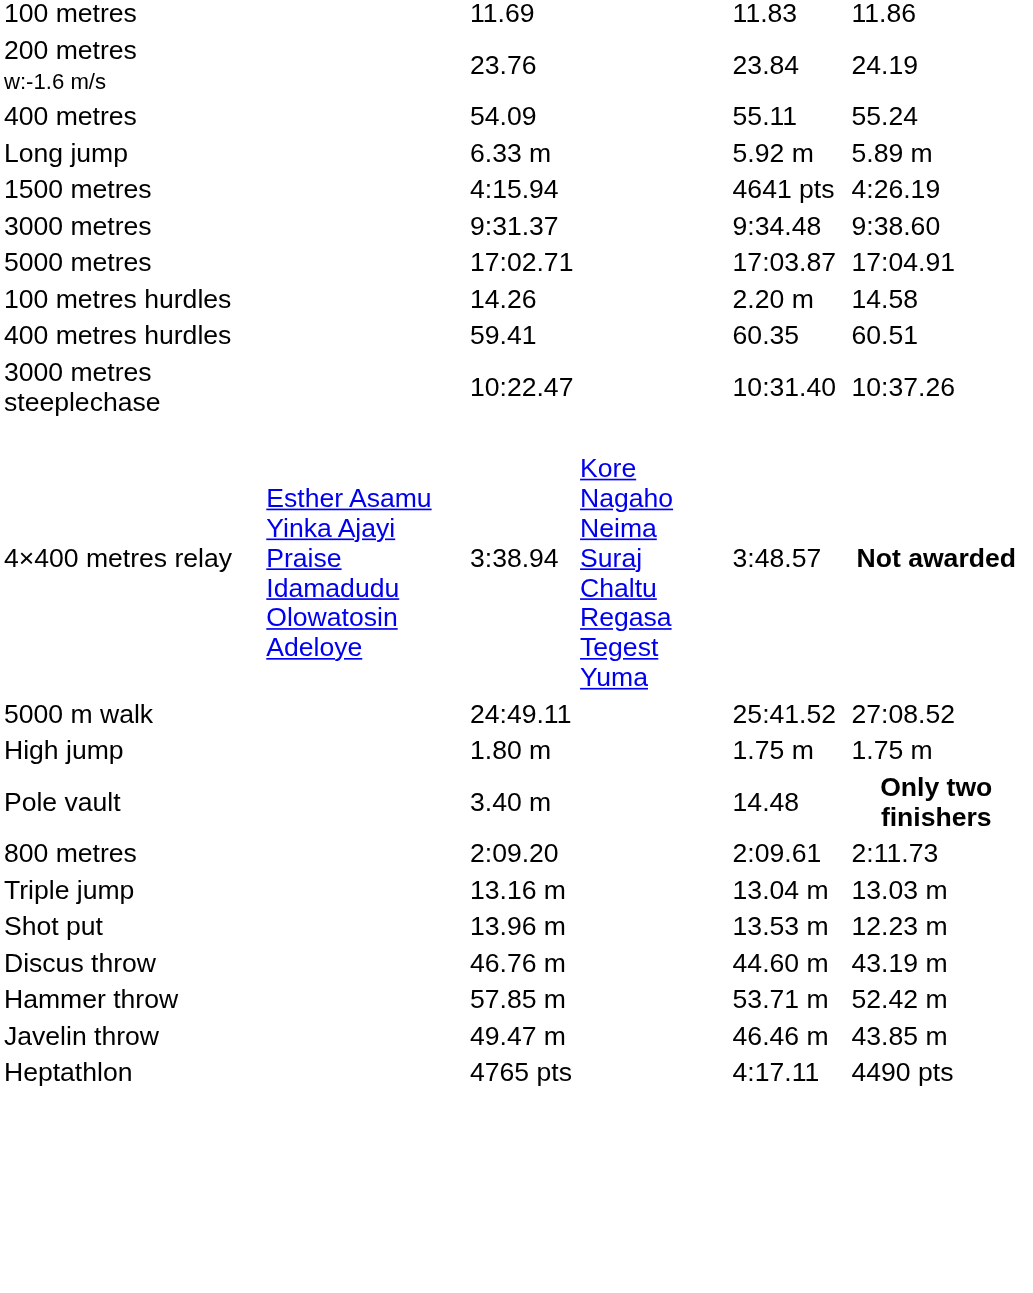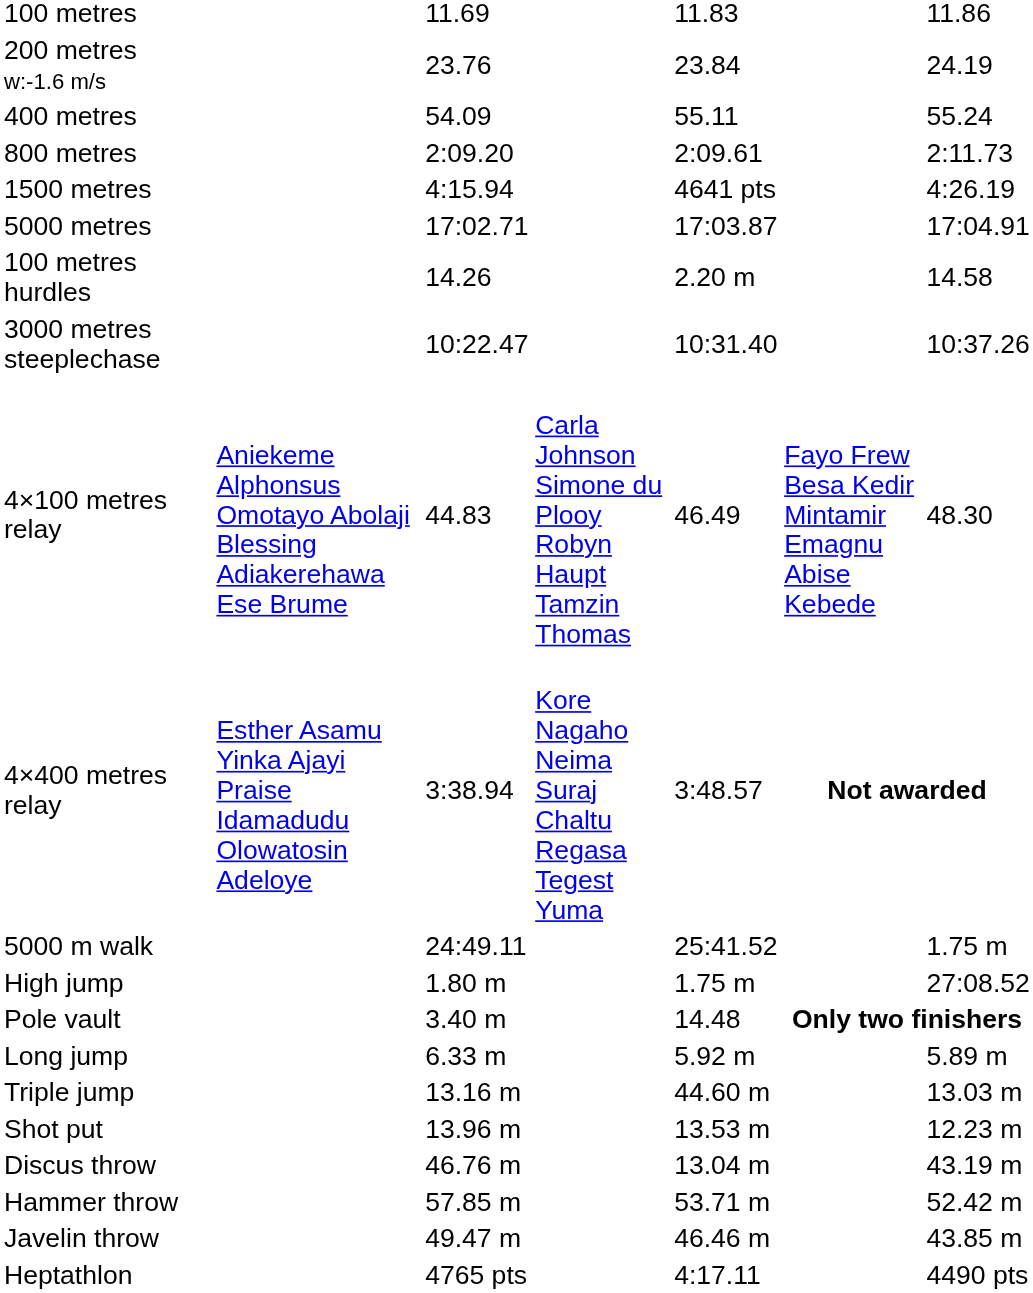rows swapped: (70, 853) <-> (66, 153)
- row: (78, 226)
- row: (118, 335)
+ row: (86, 514)
(903, 714) 27:08.52 -> (967, 946) 1.75 m
(892, 750) 1.75 m -> (978, 983) 27:08.52
(781, 890) 13.04 m -> (722, 1092) 44.60 m
(781, 963) 44.60 m -> (722, 1165) 13.04 m
